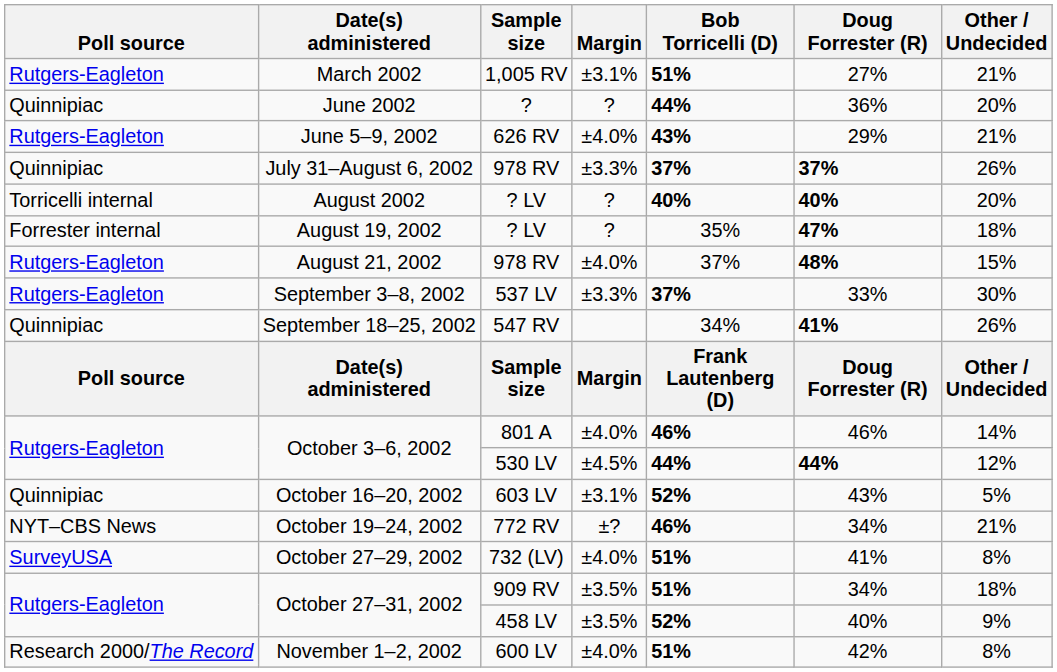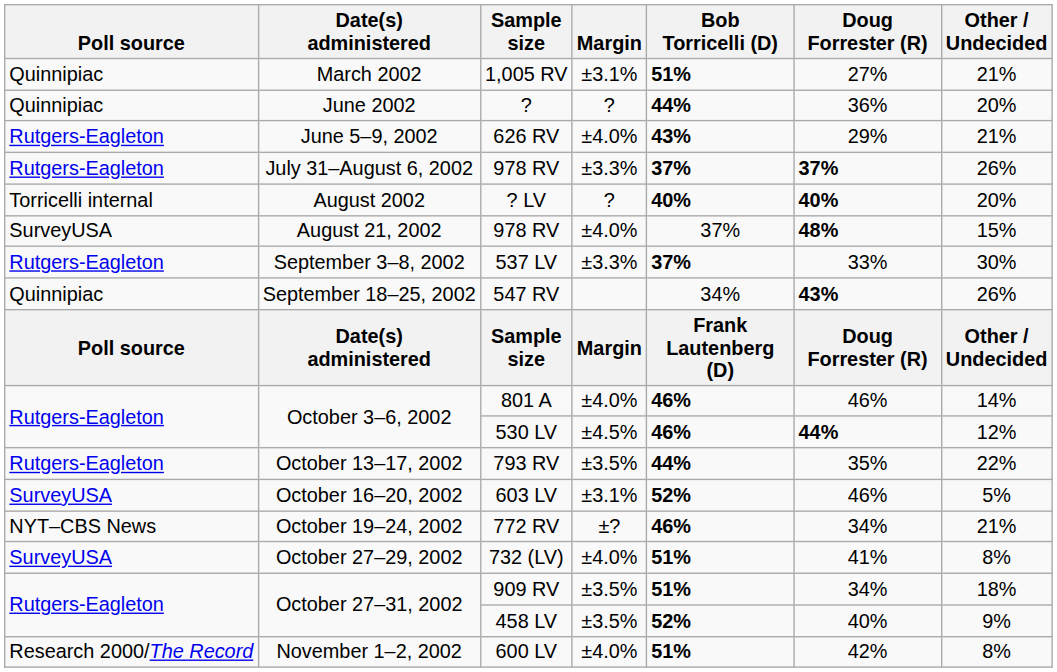(87, 74) Rutgers-Eagleton -> (56, 74) Quinnipiac
(56, 168) Quinnipiac -> (87, 168) Rutgers-Eagleton
- row: (369, 231)
(87, 263) Rutgers-Eagleton -> (61, 231) SurveyUSA
(818, 325) 41% -> (818, 294) 43%
(671, 464) 44% -> (671, 432) 46%
+ row: (369, 464)
(56, 495) Quinnipiac -> (61, 495) SurveyUSA
(868, 495) 43% -> (868, 495) 46%
